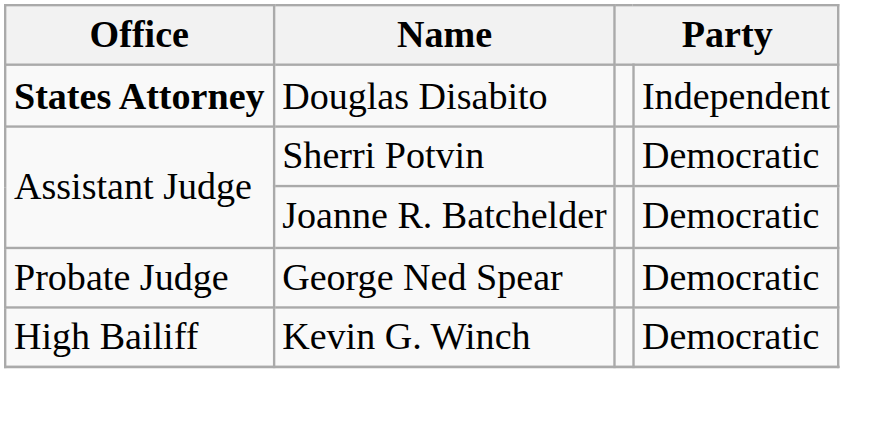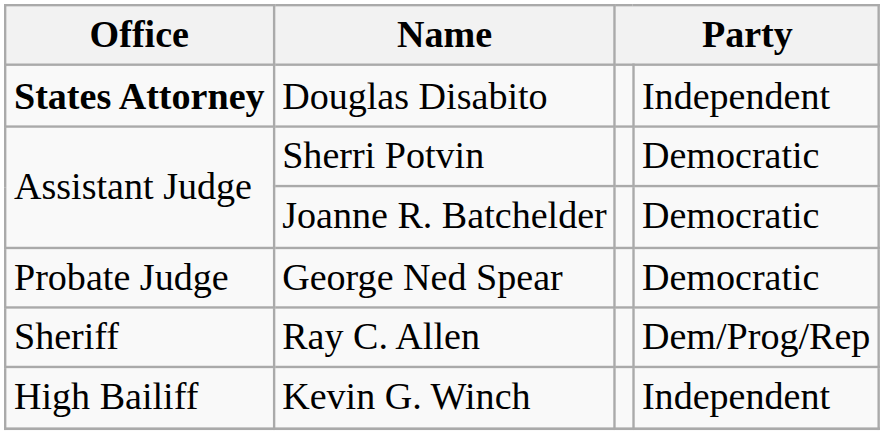+ row: (381, 336)
(731, 336) Democratic -> (736, 397) Independent
